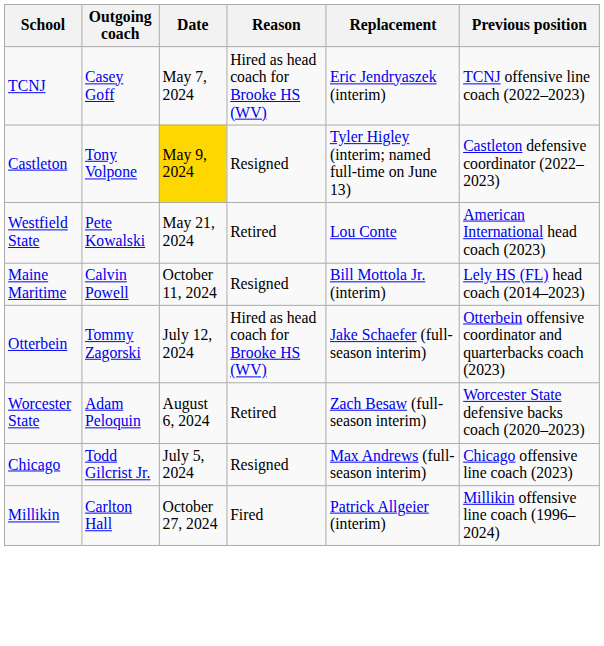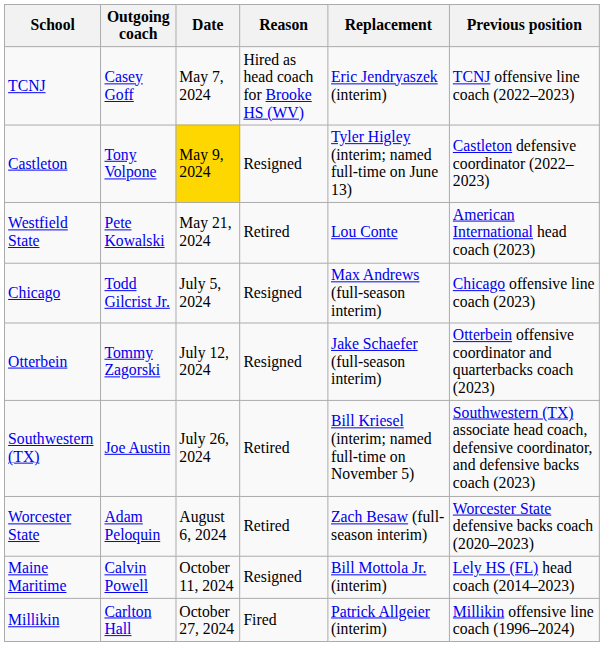rows swapped: (34, 464) <-> (37, 283)
(273, 344) Hired as head coach for Brooke HS (WV) -> (273, 361) Resigned
+ row: (51, 448)
